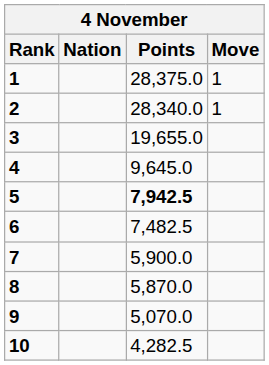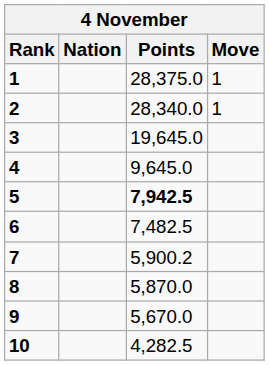(166, 138) 19,655.0 -> (166, 138) 19,645.0
(161, 256) 5,900.0 -> (161, 256) 5,900.2
(161, 316) 5,070.0 -> (161, 316) 5,670.0
